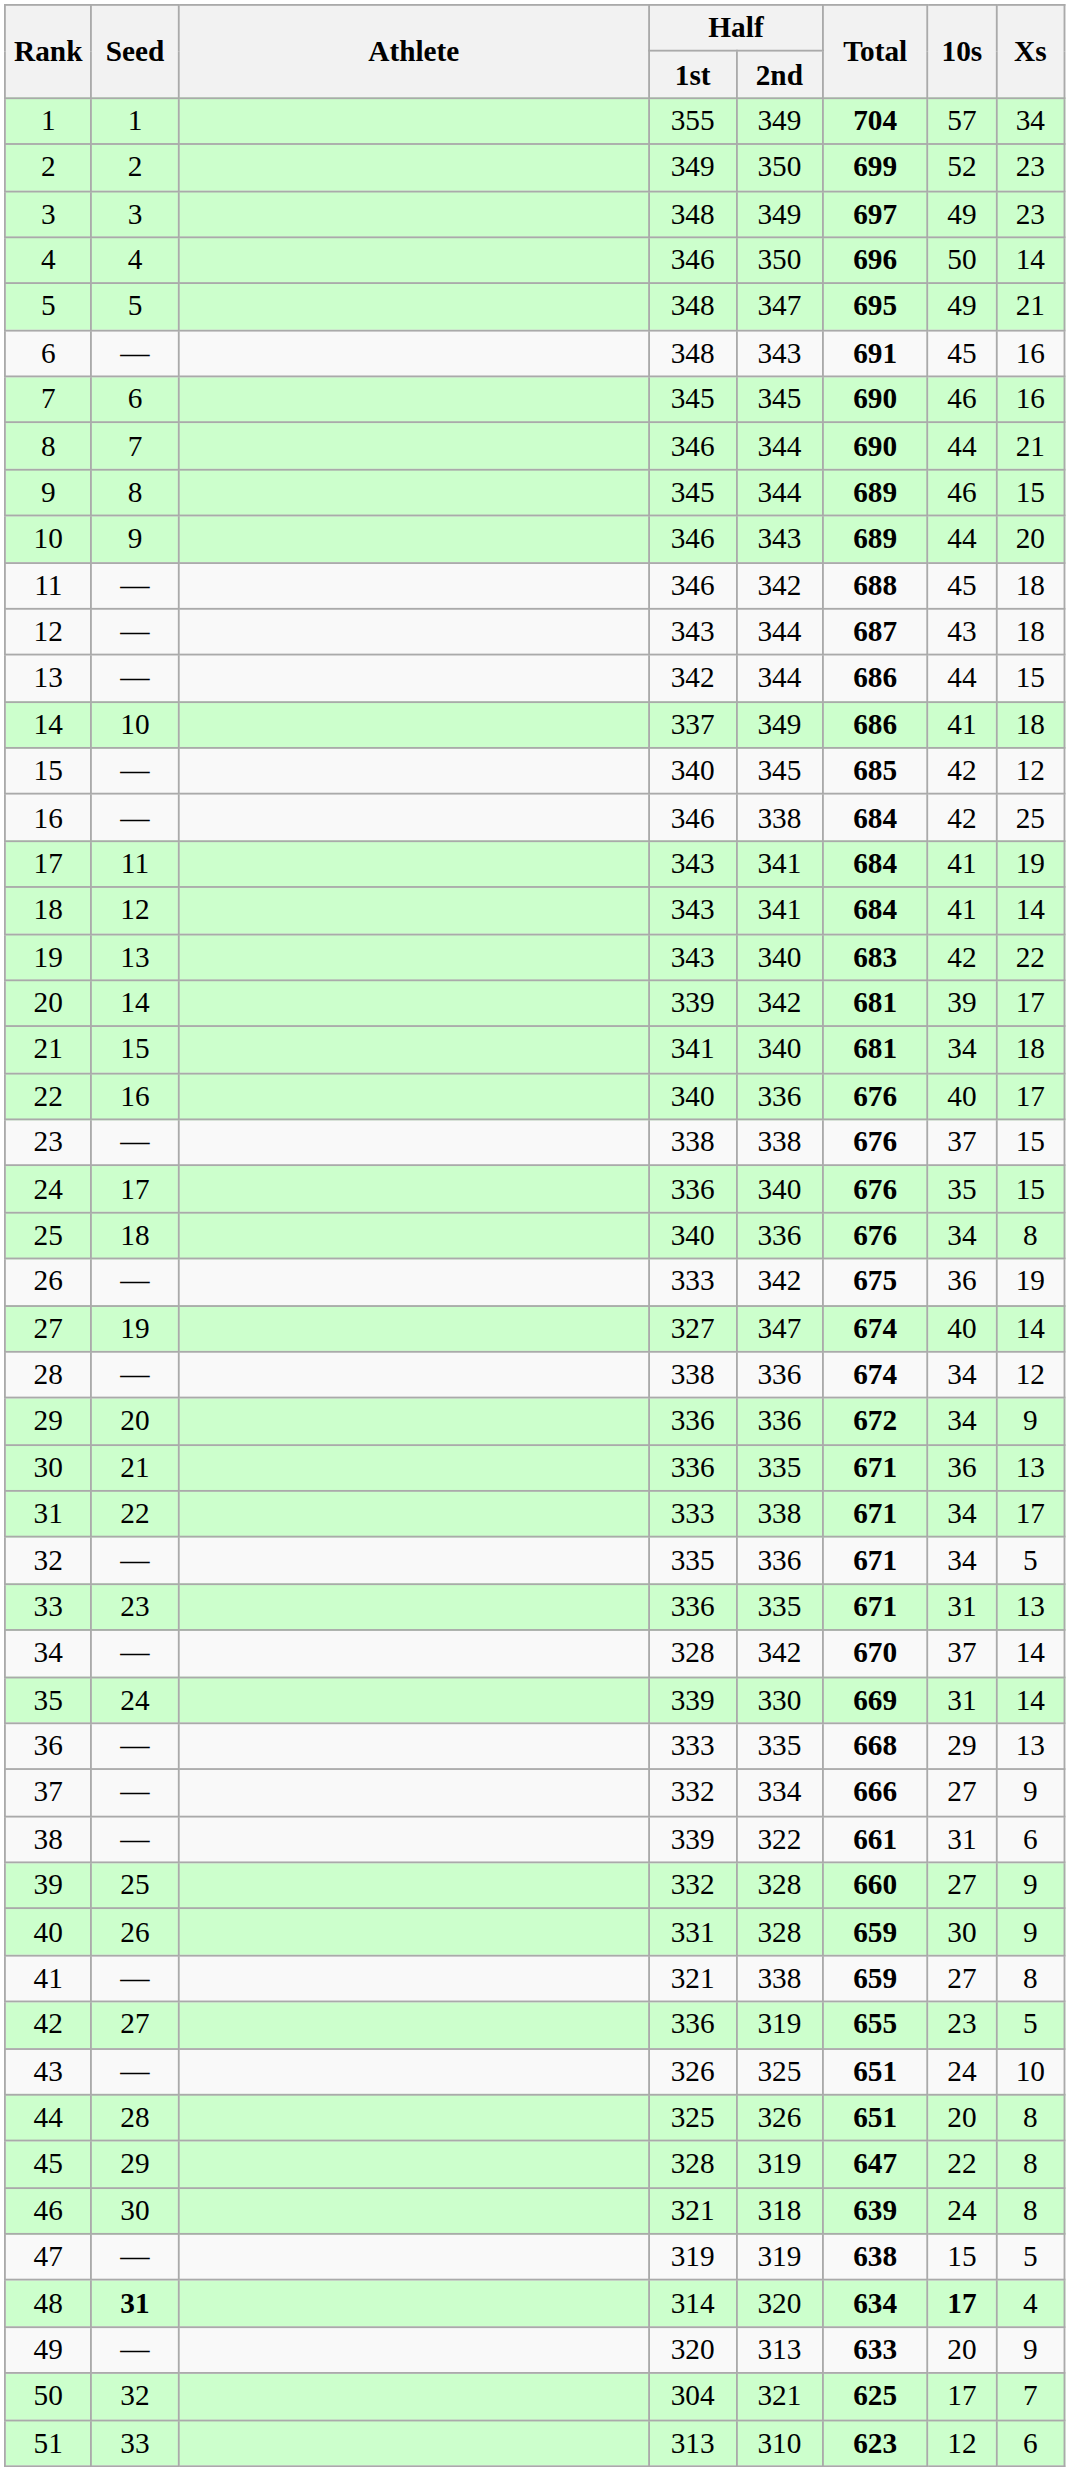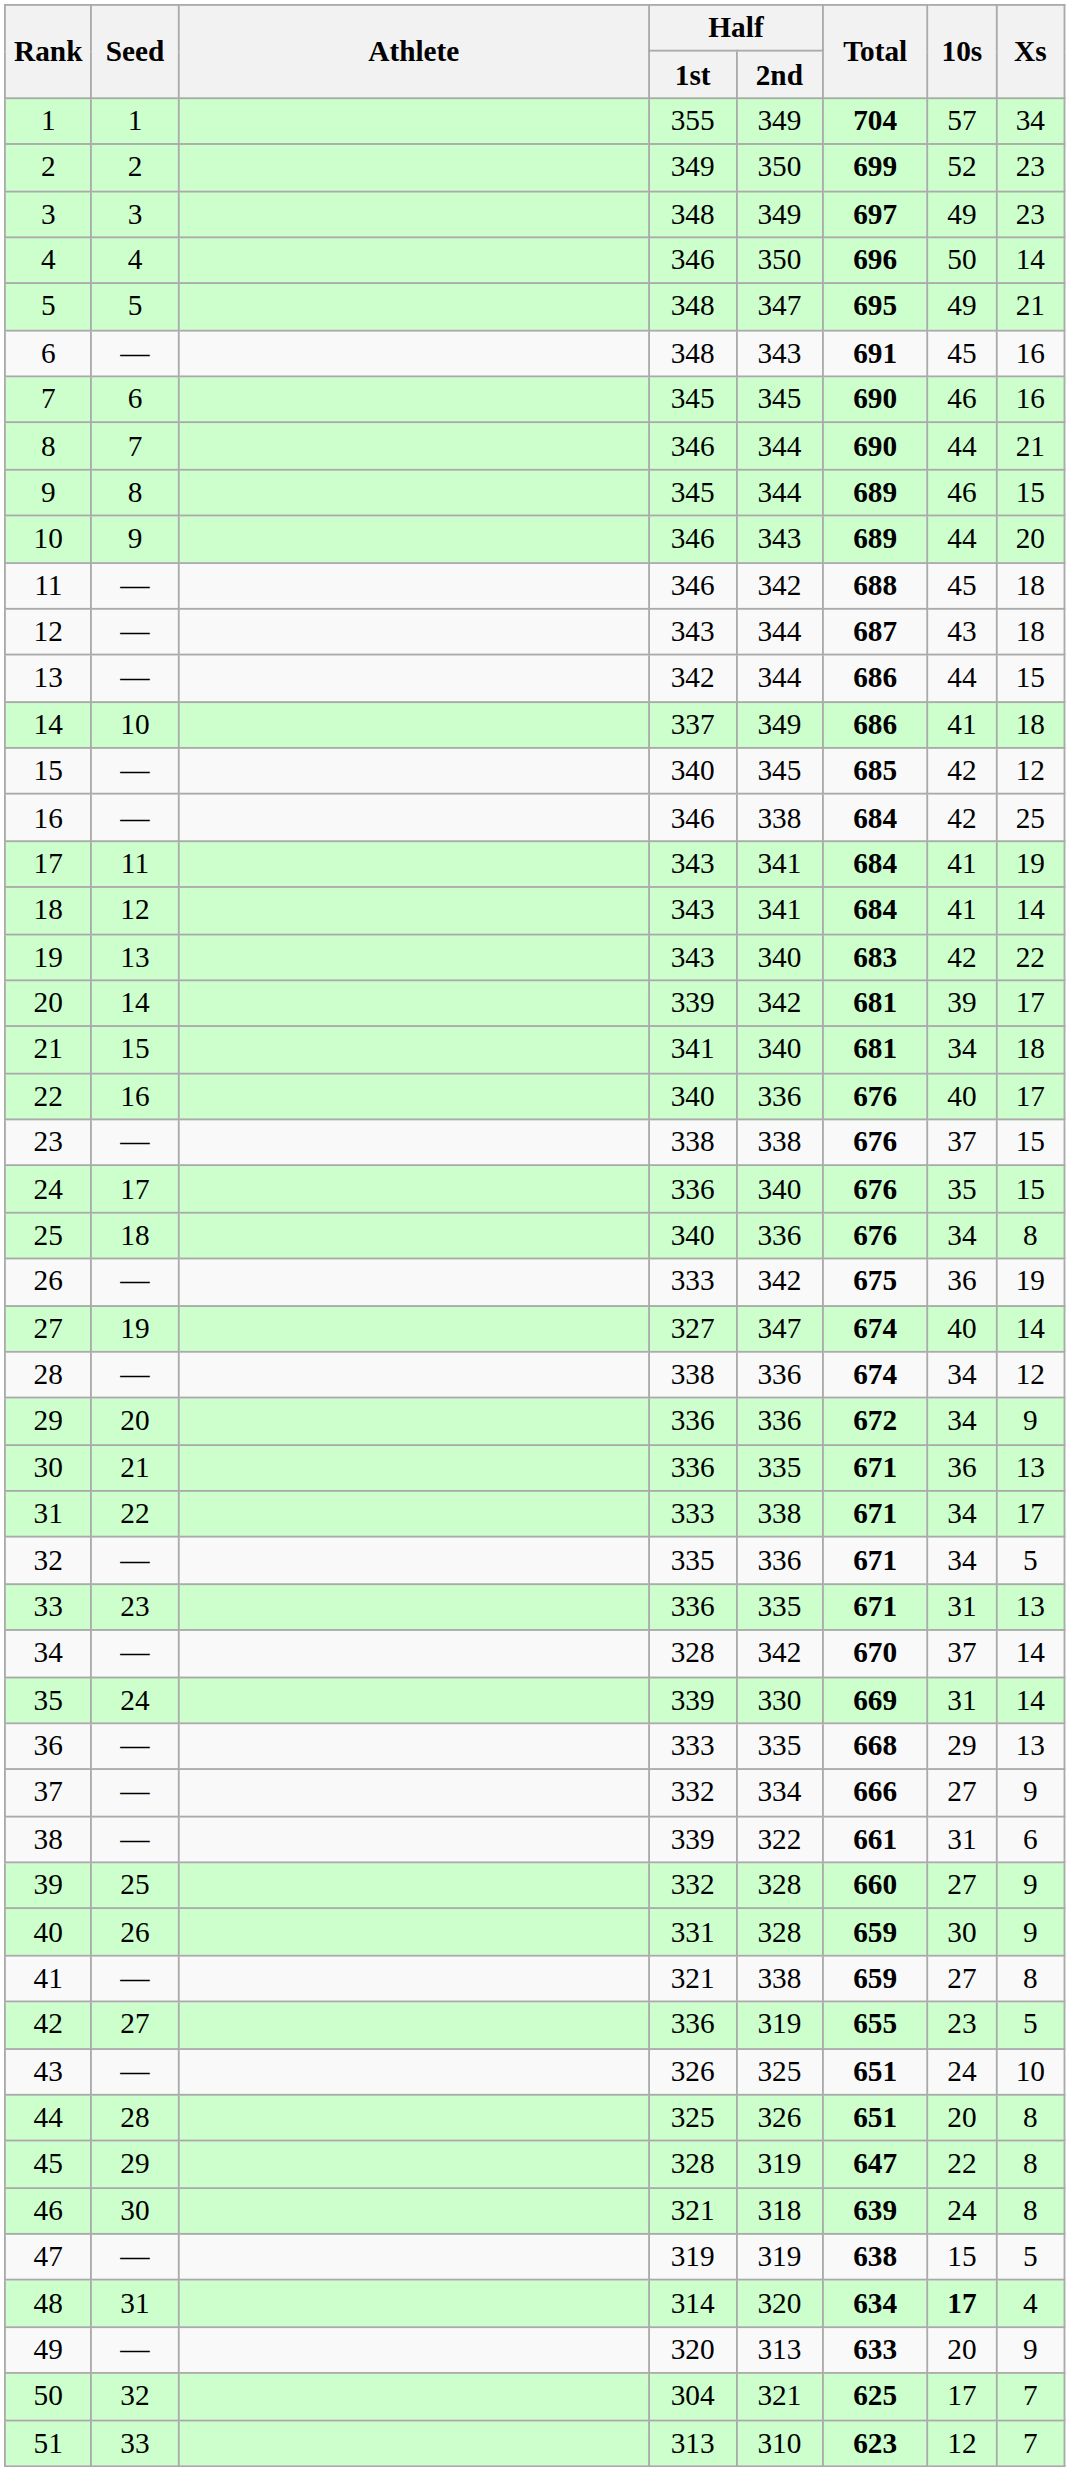(135, 2303) bold -> (135, 2303) normal
(1030, 2442) 6 -> (1030, 2442) 7
